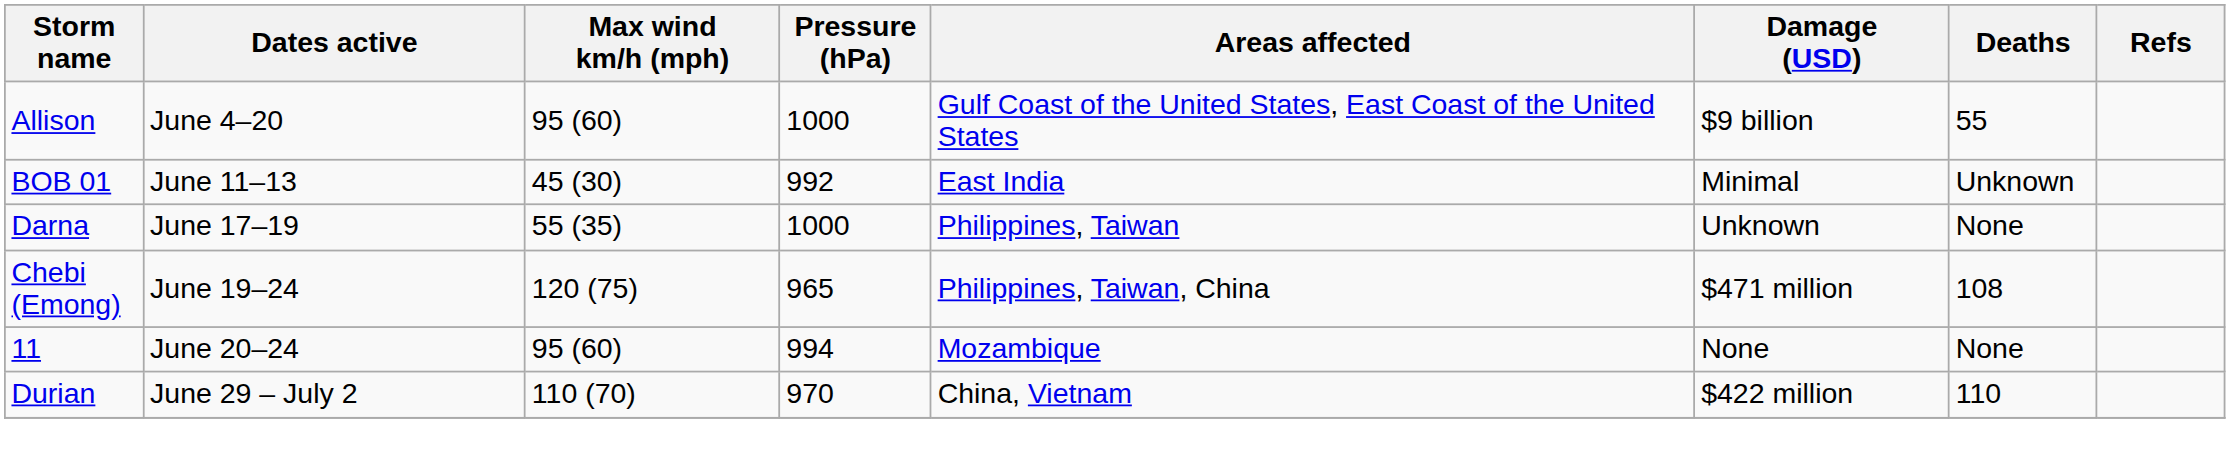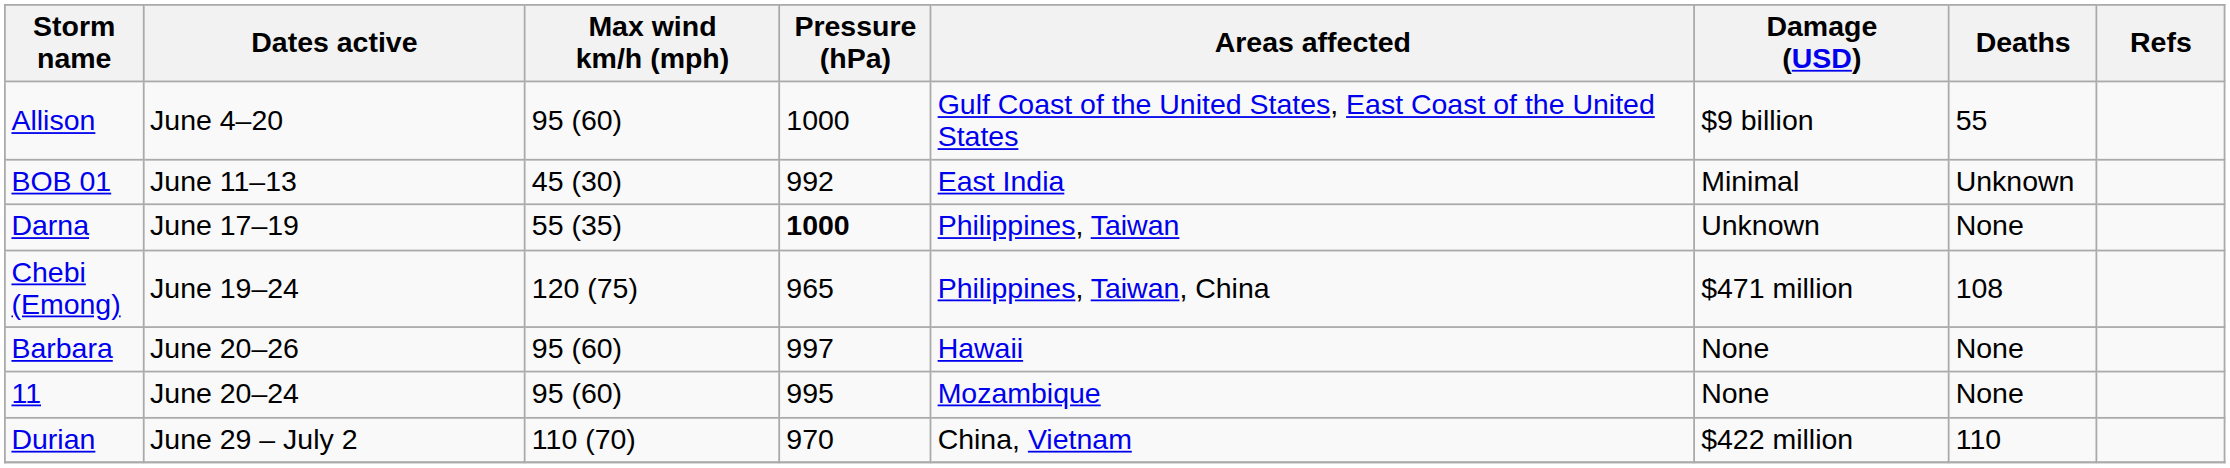(818, 226) normal -> (818, 226) bold
+ row: (62, 349)
(810, 349) 994 -> (810, 394) 995
